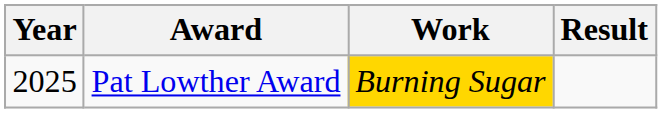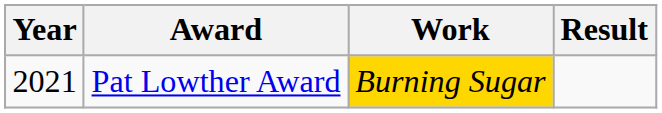(45, 81) 2025 -> (45, 81) 2021
